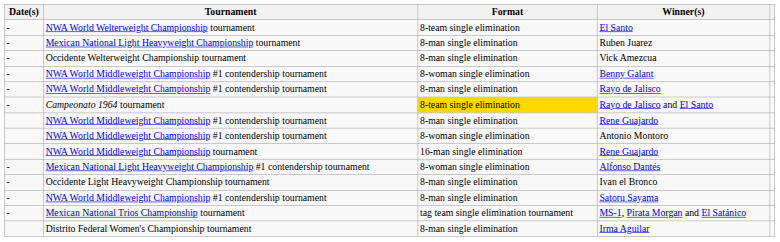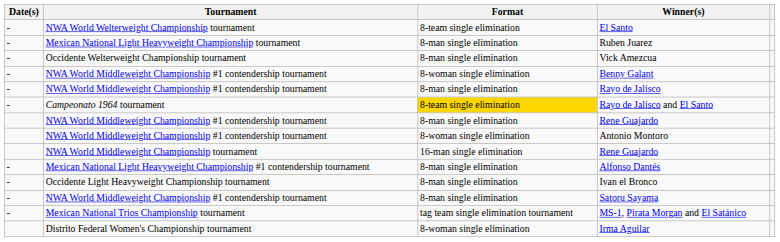(475, 167) 8-woman single elimination -> (469, 167) 8-man single elimination
(469, 228) 8-man single elimination -> (475, 228) 8-woman single elimination
